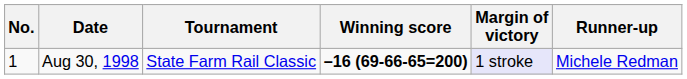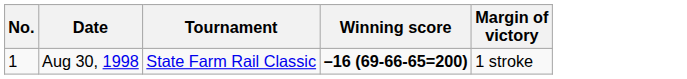- column: (617, 27)
(504, 62) lavender background -> (504, 62) no background
